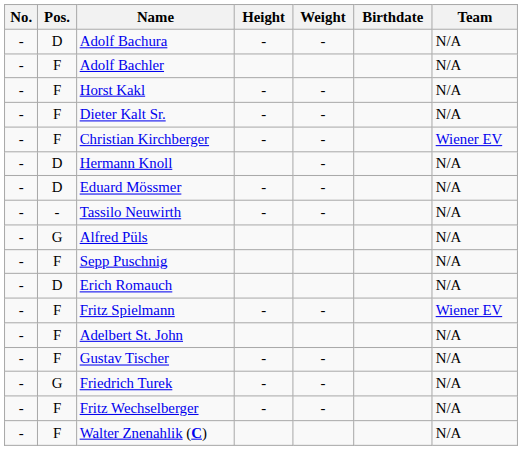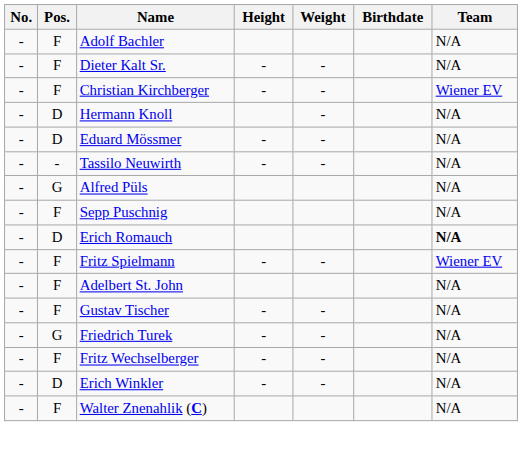- row: (124, 41)
- row: (112, 90)
(448, 286) normal -> (448, 237) bold
+ row: (121, 384)
